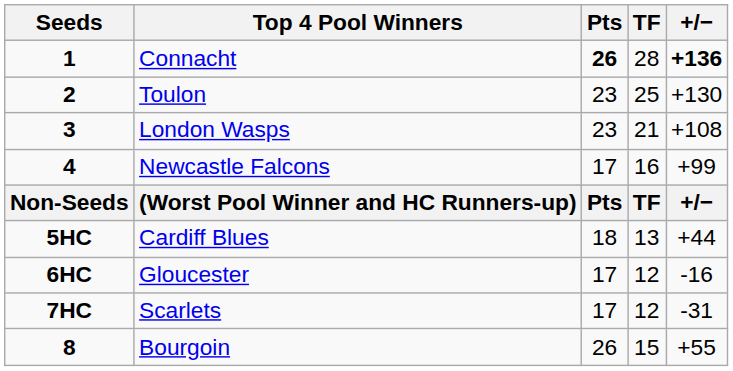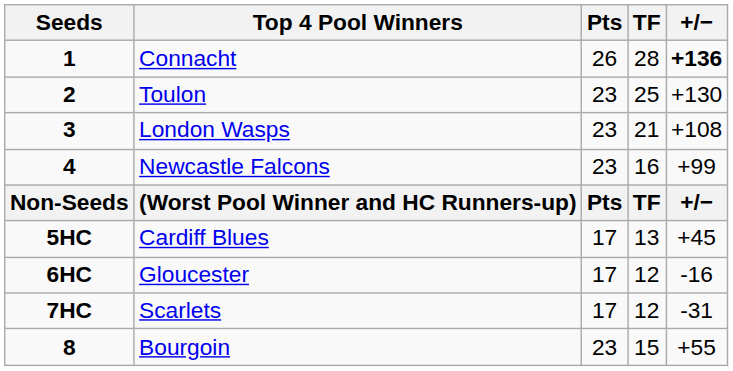(605, 58) bold -> (605, 58) normal
(605, 166) 17 -> (605, 166) 23
(605, 238) 18 -> (605, 238) 17
(697, 238) +44 -> (697, 238) +45
(605, 346) 26 -> (605, 346) 23
